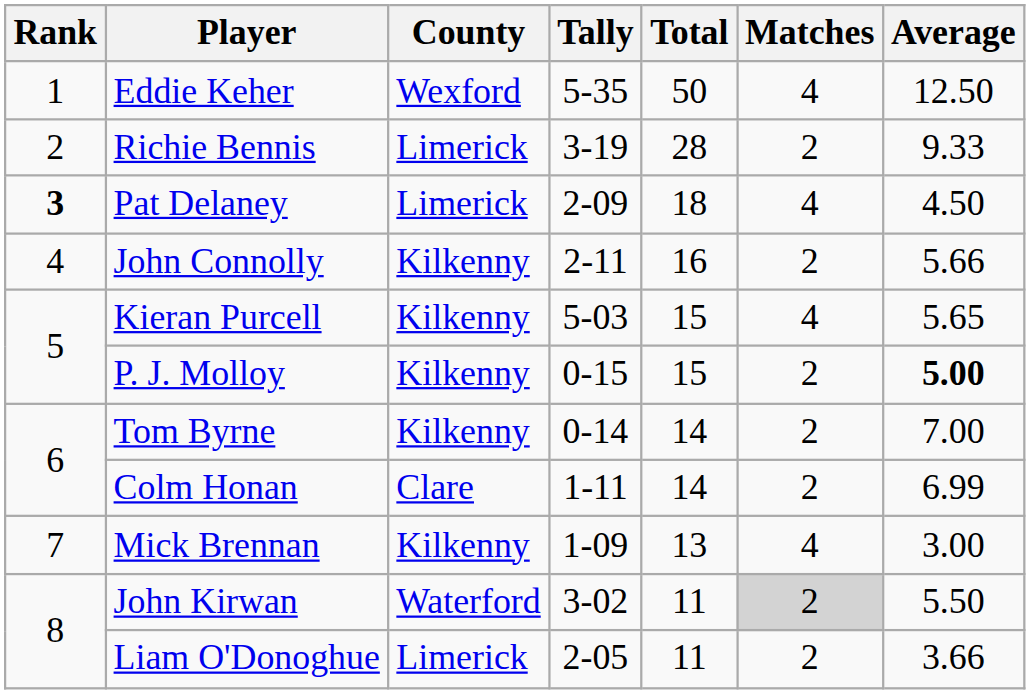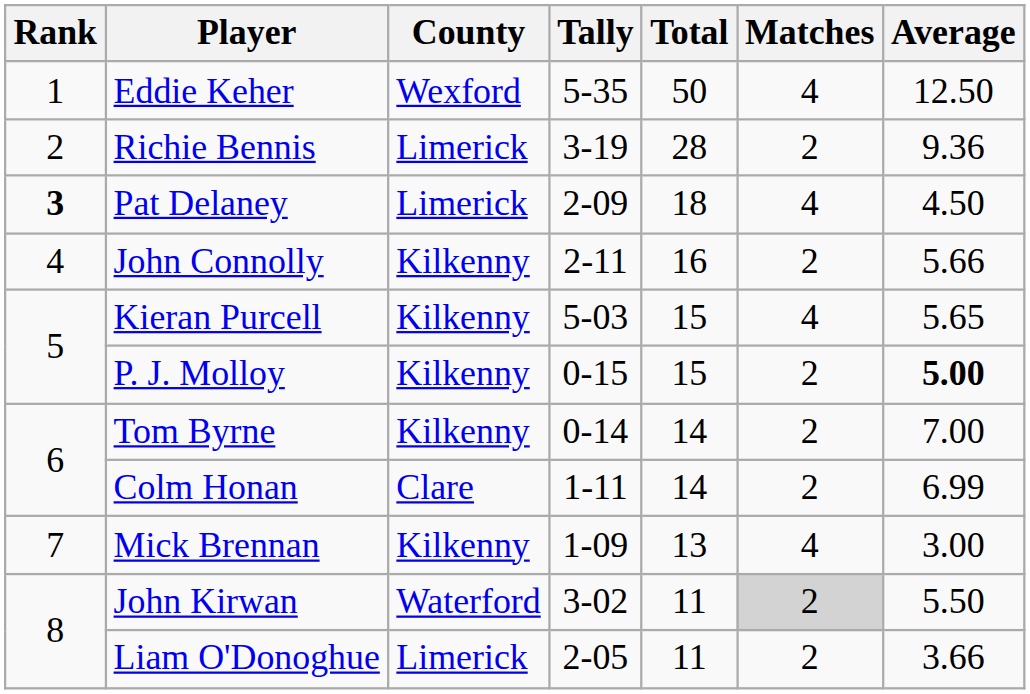(953, 146) 9.33 -> (953, 146) 9.36
